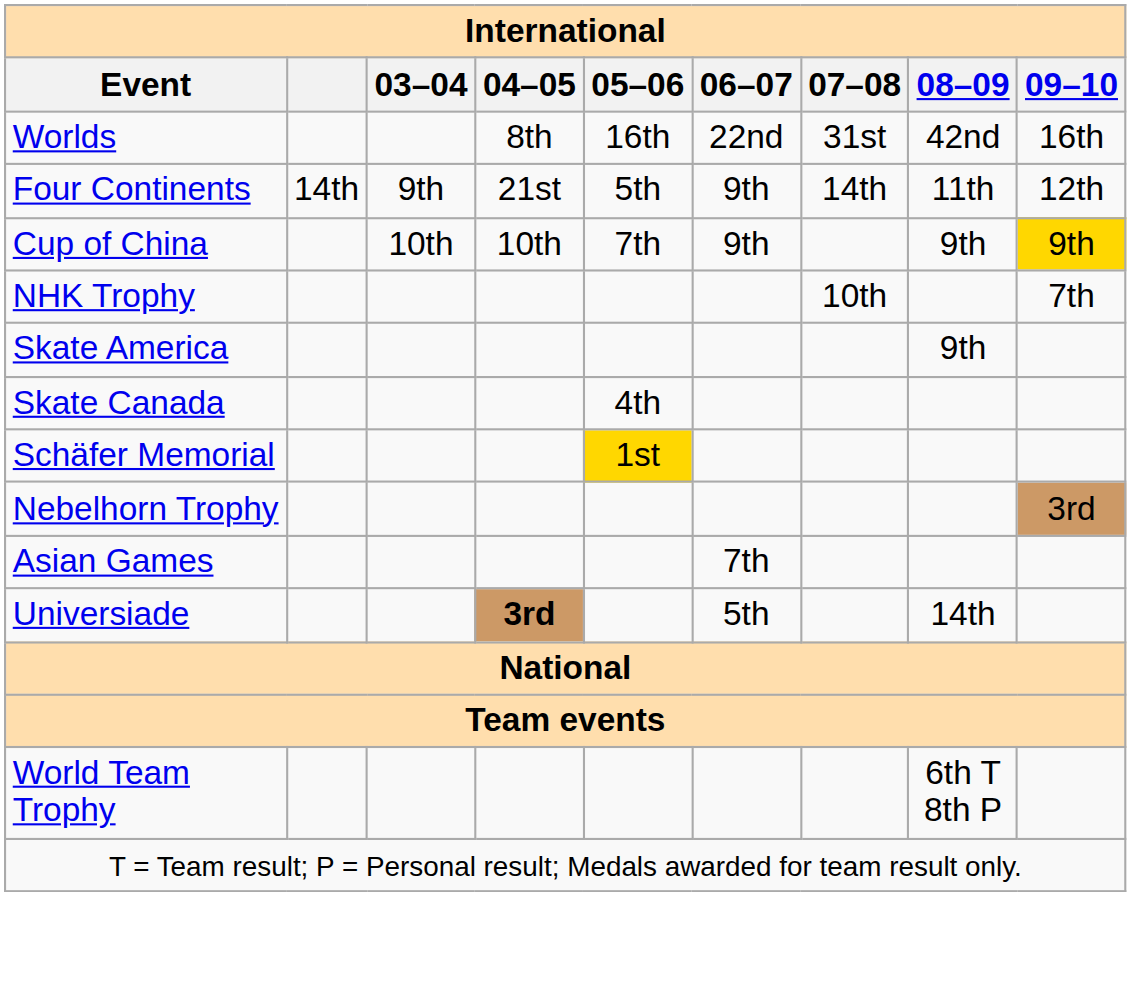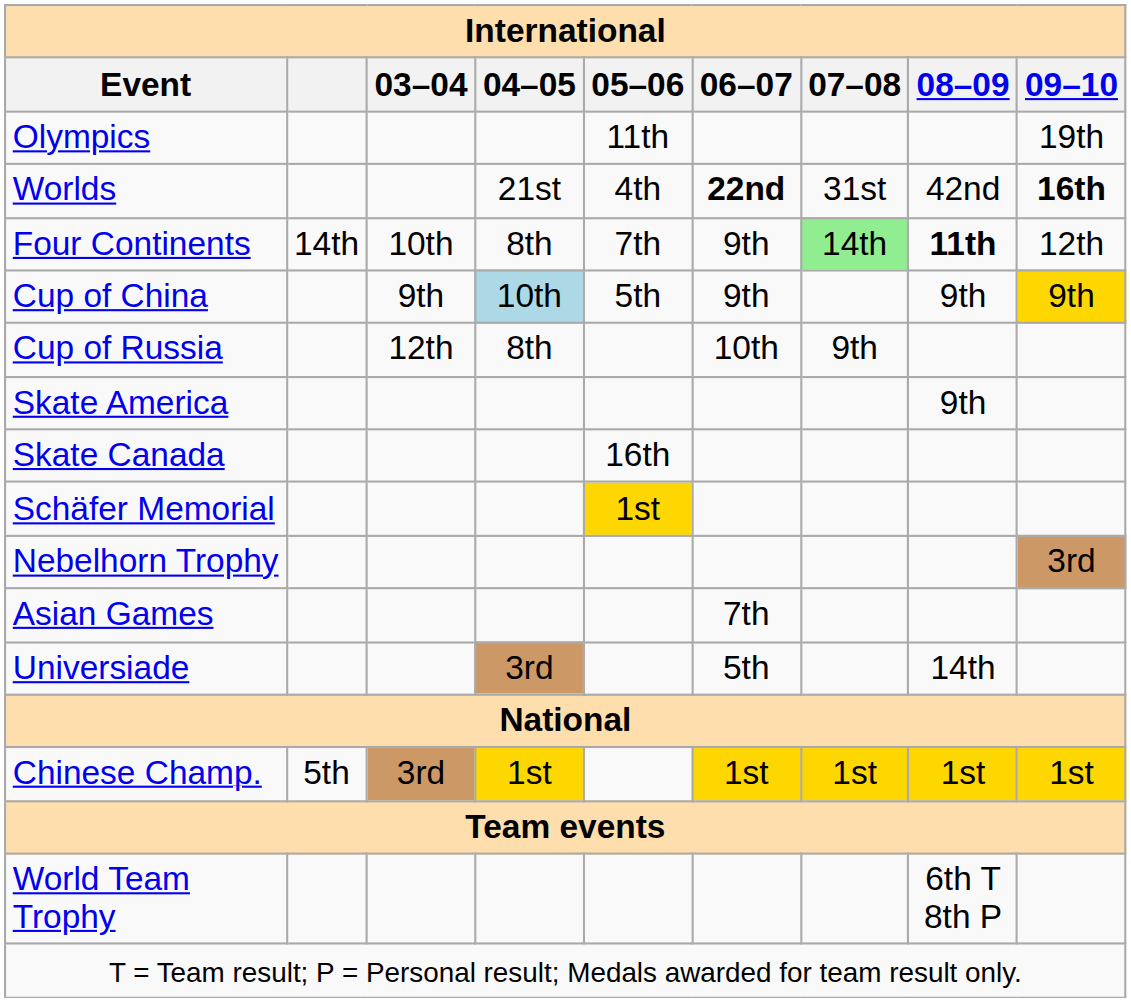+ row: (81, 137)
(529, 137) 8th -> (529, 190) 21st
(638, 137) 16th -> (638, 190) 4th
(746, 137) normal -> (746, 190) bold
(1071, 137) normal -> (1072, 190) bold
(421, 190) 9th -> (421, 243) 10th
(529, 190) 21st -> (529, 243) 8th
(638, 190) 5th -> (638, 243) 7th
(855, 190) no background -> (855, 243) lightgreen background
(963, 190) normal -> (963, 243) bold
(421, 243) 10th -> (421, 296) 9th
(529, 243) no background -> (529, 296) lightblue background
(638, 243) 7th -> (638, 296) 5th
+ row: (118, 349)
- row: (104, 296)
(638, 402) 4th -> (638, 455) 16th
(529, 614) bold -> (529, 667) normal
+ row: (137, 773)
